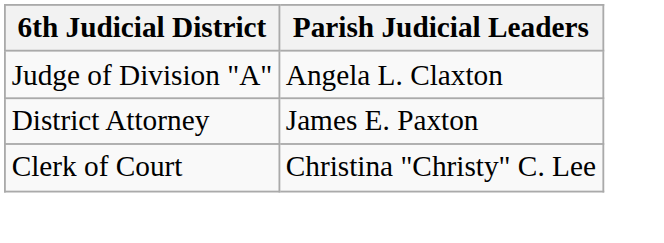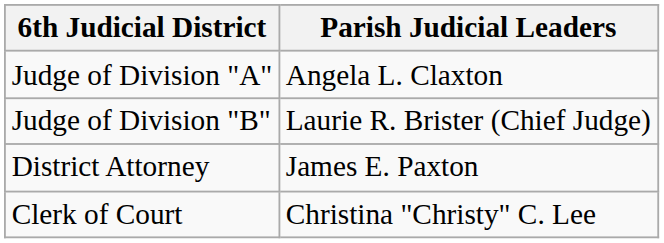+ row: (141, 120)
